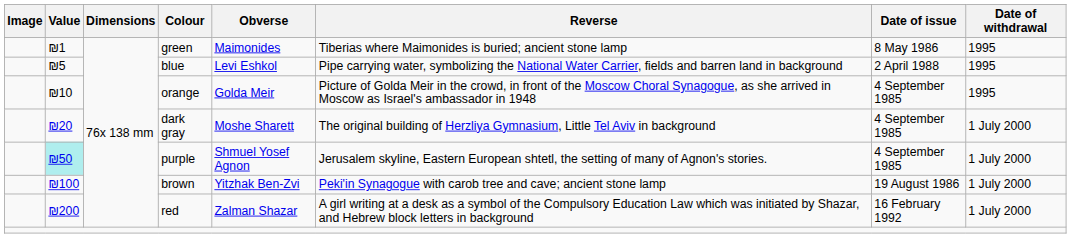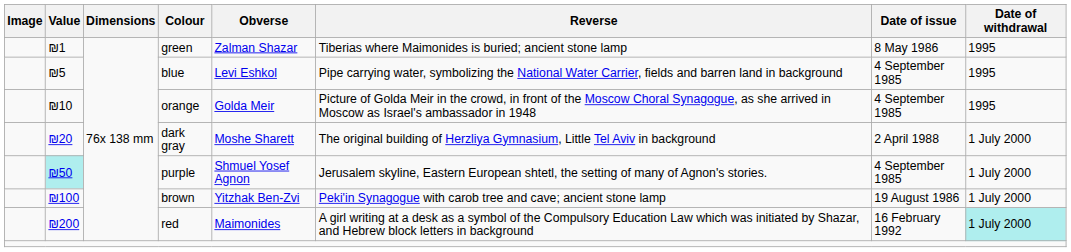(247, 47) Maimonides -> (256, 47) Zalman Shazar
(907, 67) 2 April 1988 -> (909, 74) 4 September 1985
(909, 126) 4 September 1985 -> (907, 139) 2 April 1988
(256, 211) Zalman Shazar -> (247, 225) Maimonides
(1000, 211) no background -> (1000, 225) paleturquoise background
